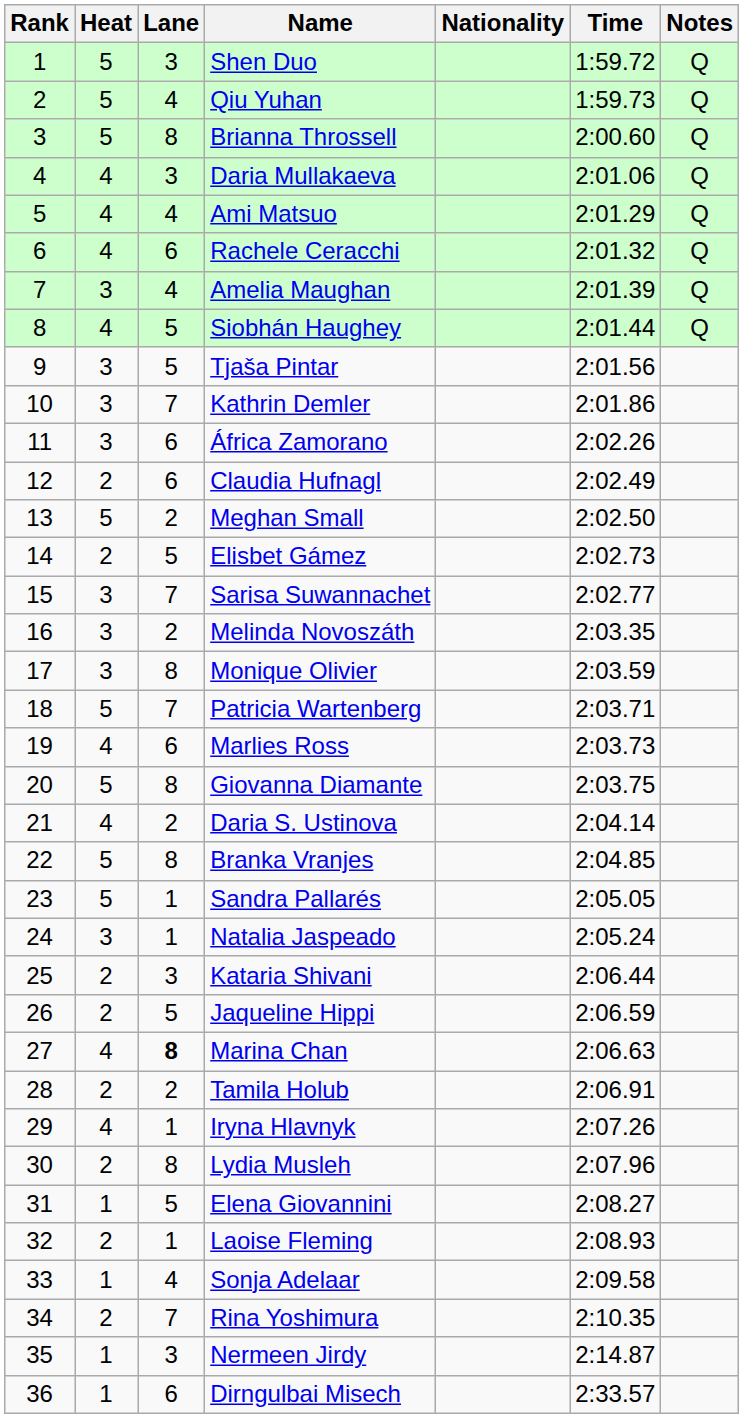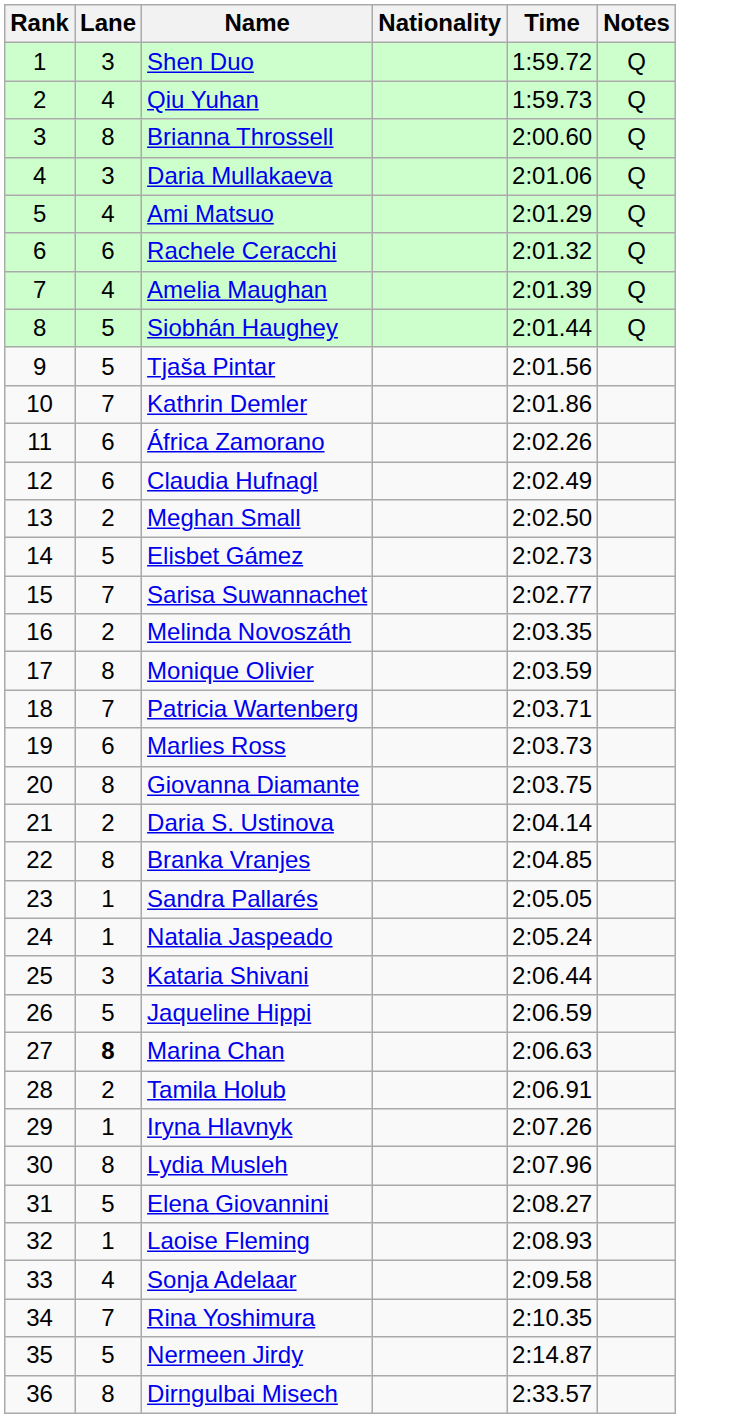- column: (106, 23)
(171, 1355) 3 -> (108, 1355) 5
(171, 1393) 6 -> (108, 1393) 8
